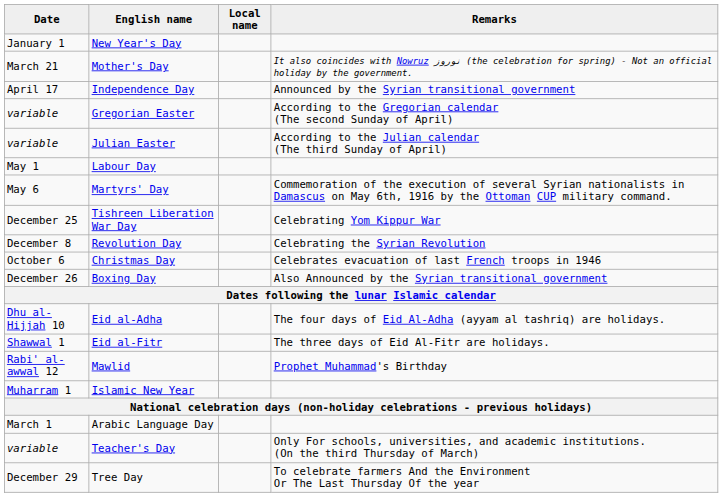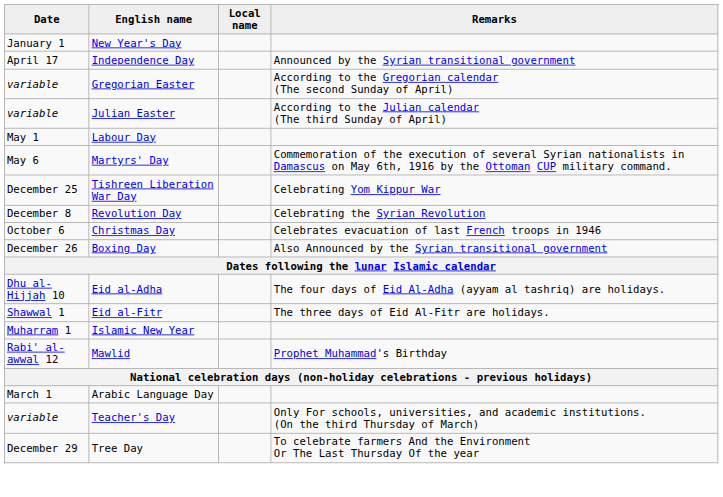- row: (130, 66)
rows swapped: (111, 366) <-> (143, 389)
